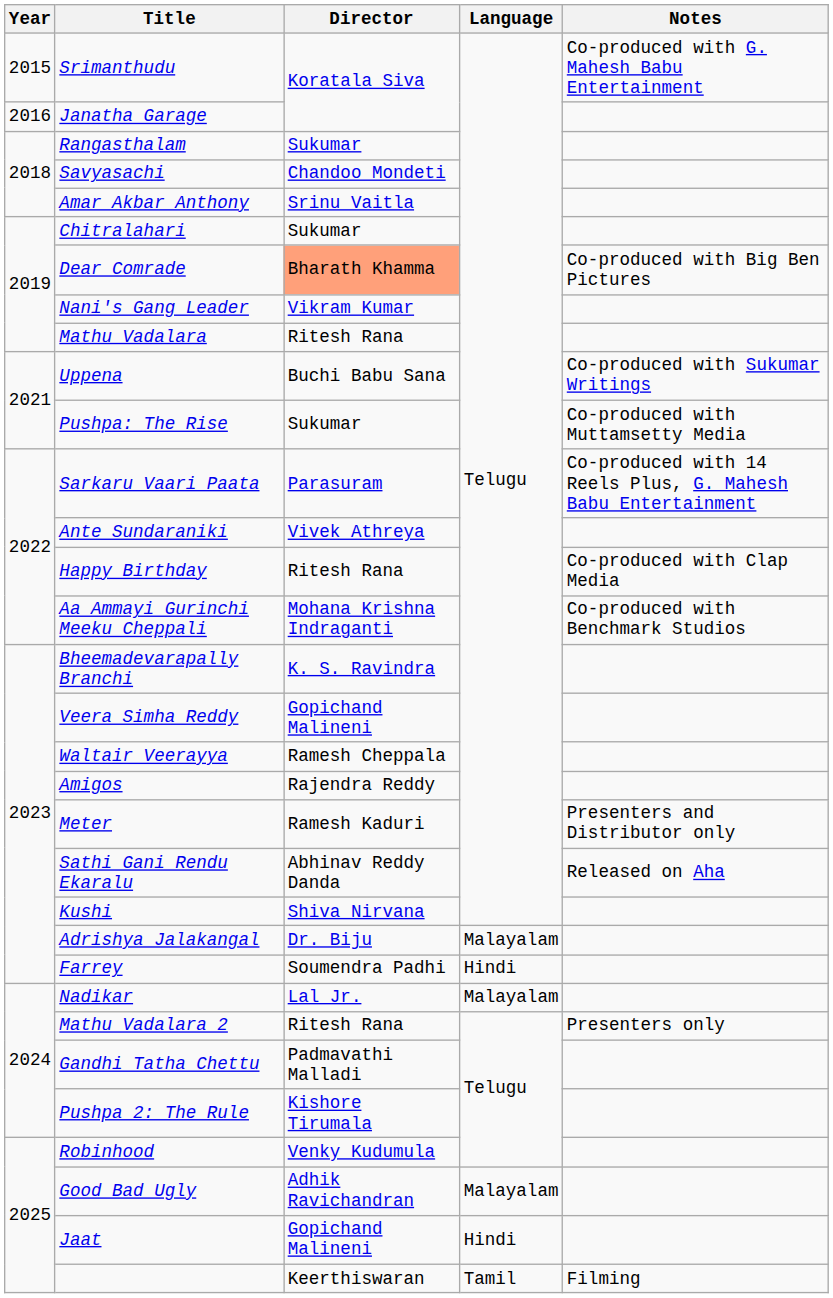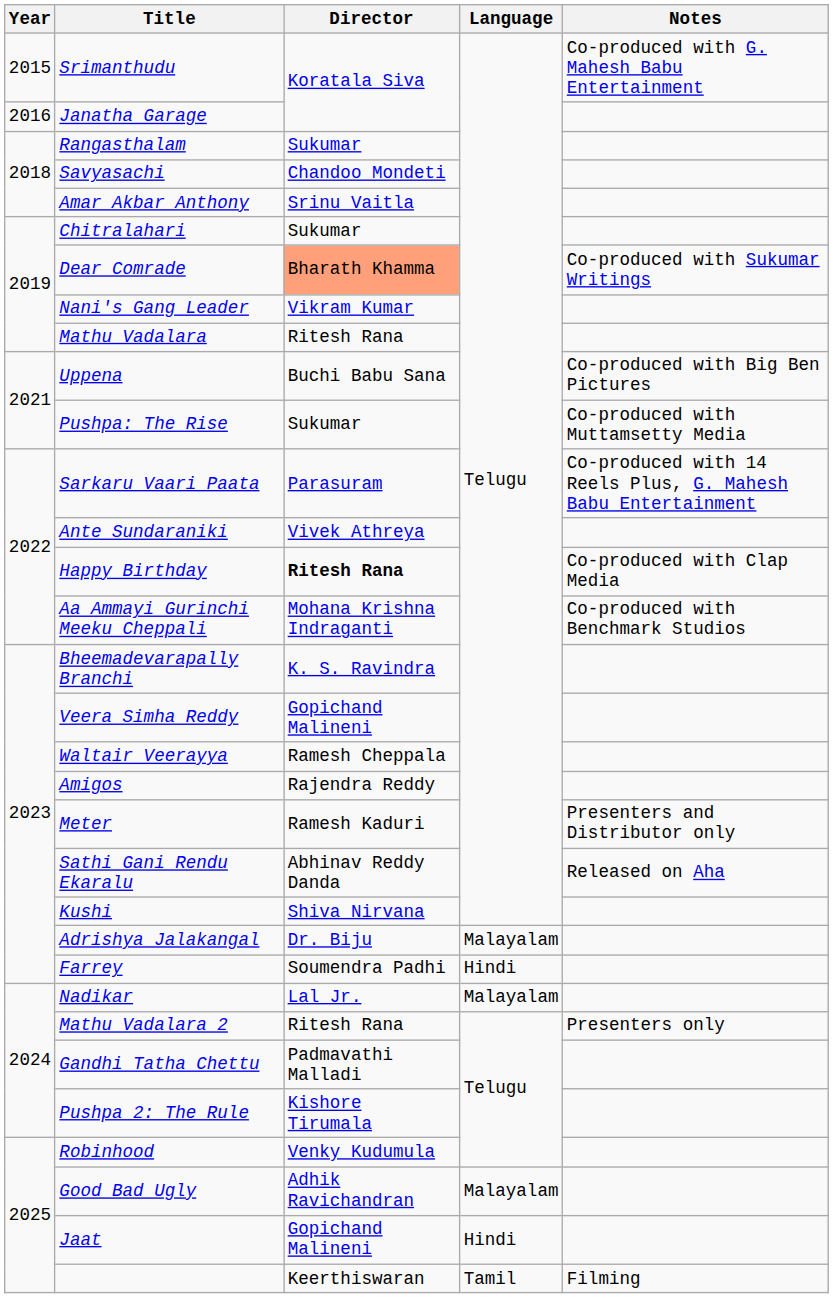(693, 270) Co-produced with Big Ben Pictures -> (693, 270) Co-produced with Sukumar Writings
(693, 376) Co-produced with Sukumar Writings -> (693, 376) Co-produced with Big Ben Pictures
(346, 571) normal -> (346, 571) bold
